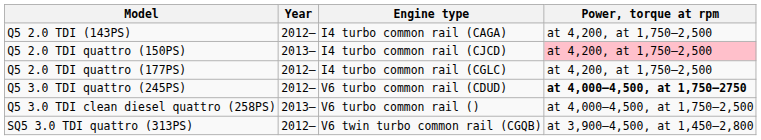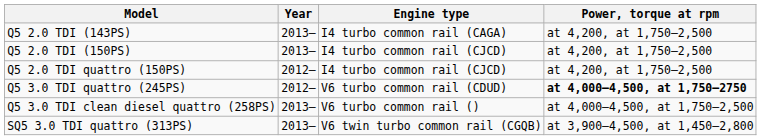(298, 32) 2012– -> (298, 32) 2013–
+ row: (69, 51)
(298, 51) 2013– -> (298, 70) 2012–
(630, 51) pink background -> (630, 70) no background
- row: (97, 70)
(298, 126) 2012– -> (298, 126) 2013–
